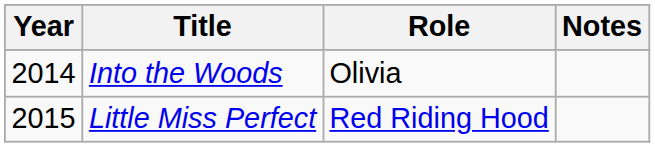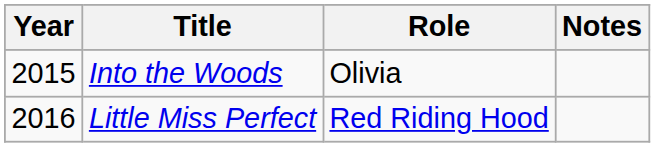(44, 73) 2014 -> (44, 73) 2015
(44, 118) 2015 -> (44, 118) 2016
